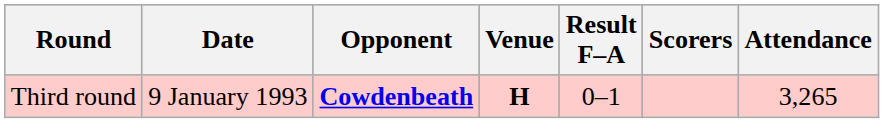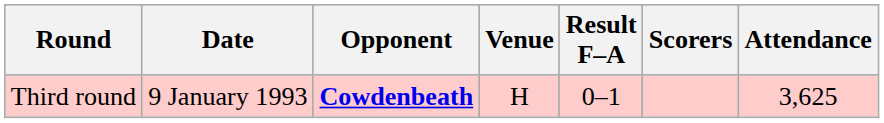(519, 95) bold -> (519, 95) normal
(808, 95) 3,265 -> (808, 95) 3,625
